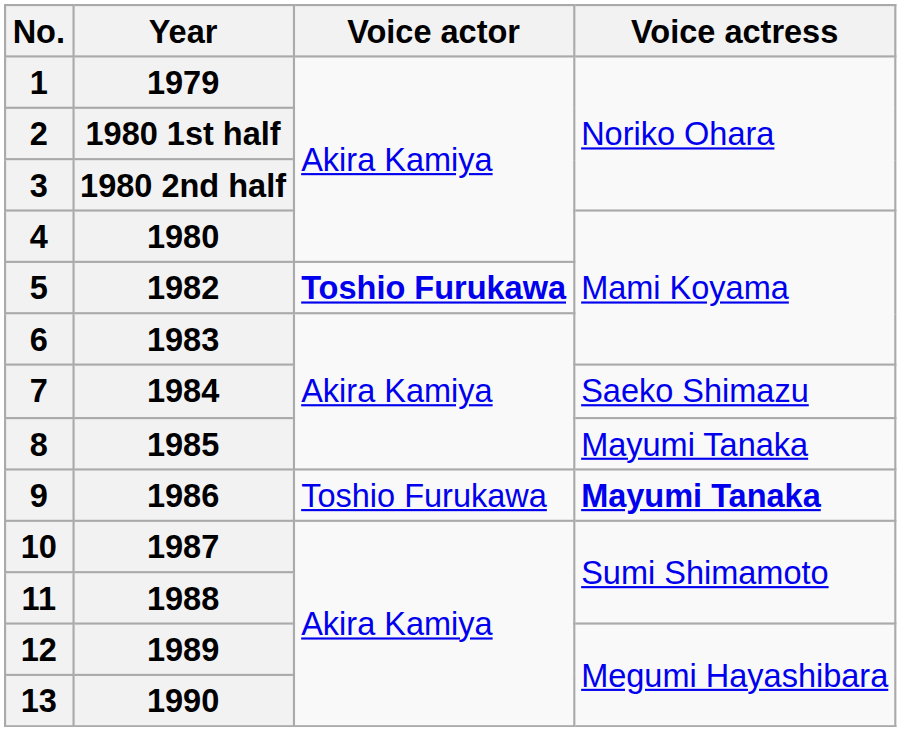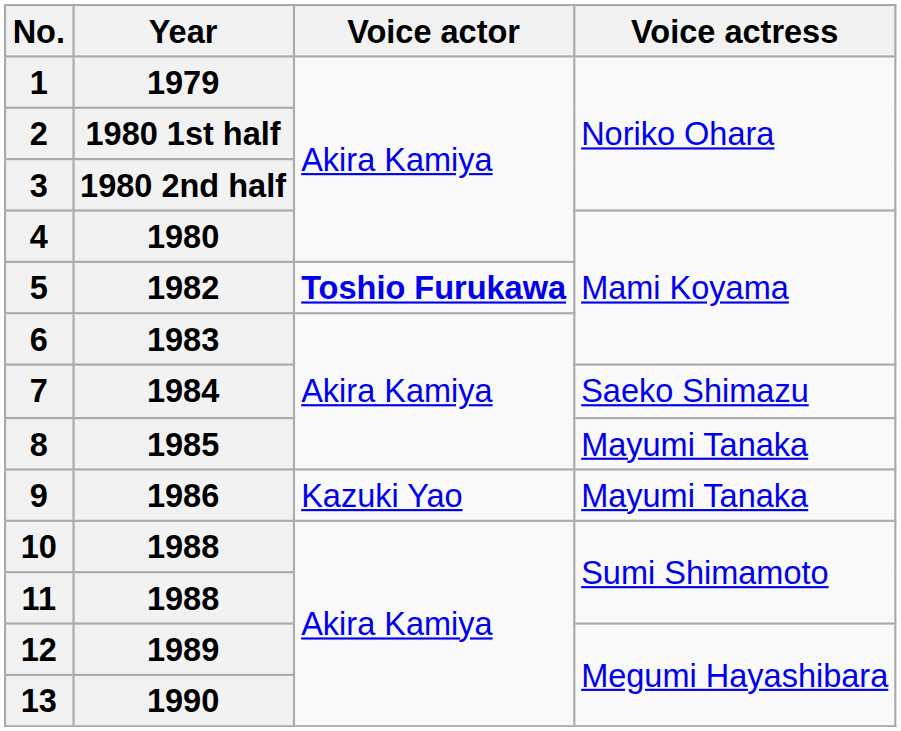(424, 494) Toshio Furukawa -> (382, 494) Kazuki Yao
(701, 494) bold -> (695, 494) normal
(183, 546) 1987 -> (183, 546) 1988
